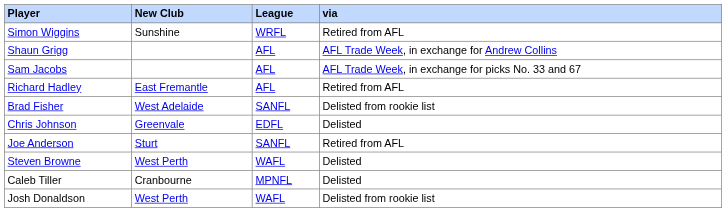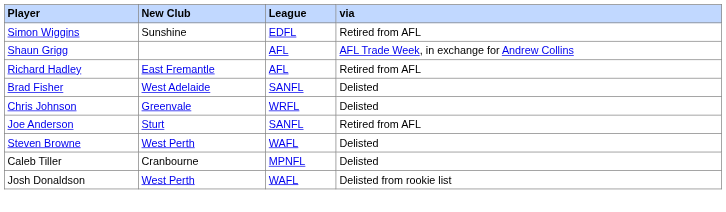(271, 32) WRFL -> (283, 32) EDFL
- row: (37, 69)
(379, 106) Delisted from rookie list -> (359, 87) Delisted
(269, 124) EDFL -> (284, 106) WRFL
